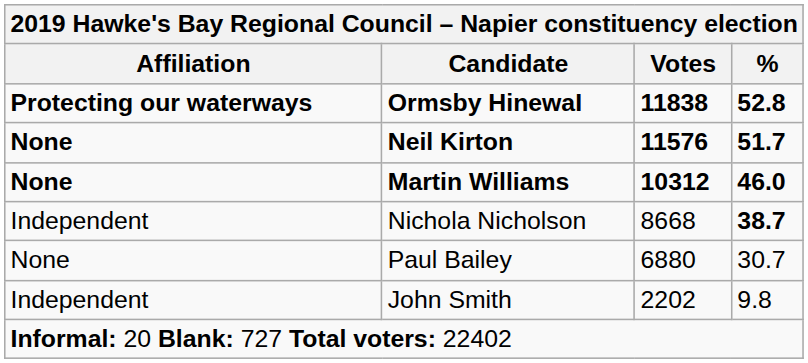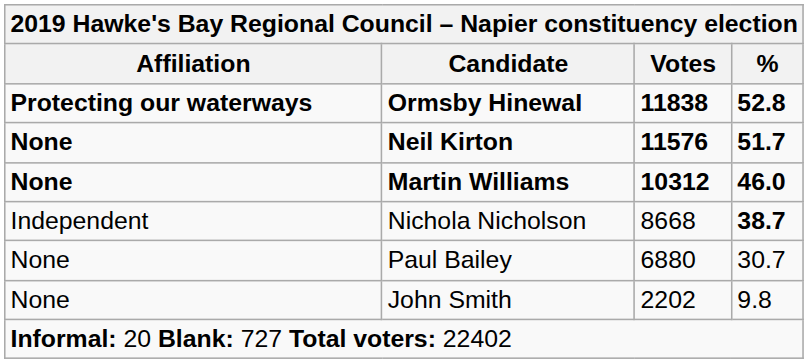(79, 299) Independent -> (40, 299) None
